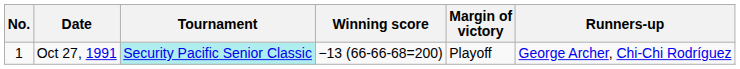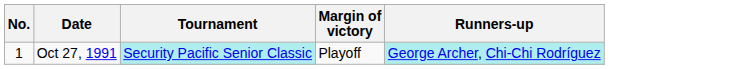- column: (381, 24)
(625, 53) no background -> (494, 53) paleturquoise background
